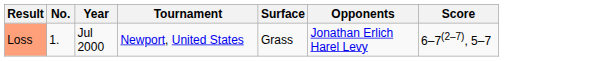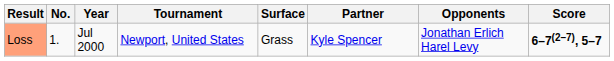+ column: (363, 14)
(456, 39) normal -> (567, 39) bold
